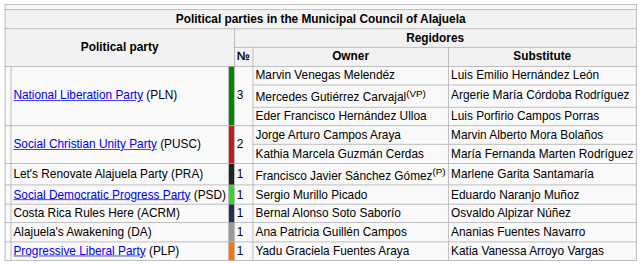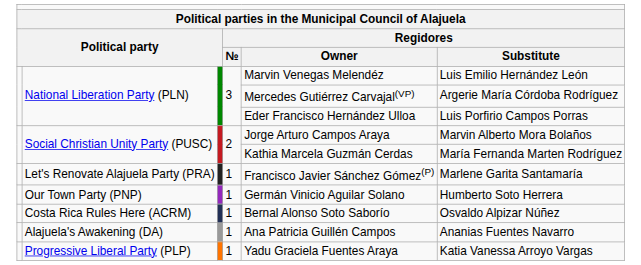- row: (120, 194)
+ row: (83, 194)
